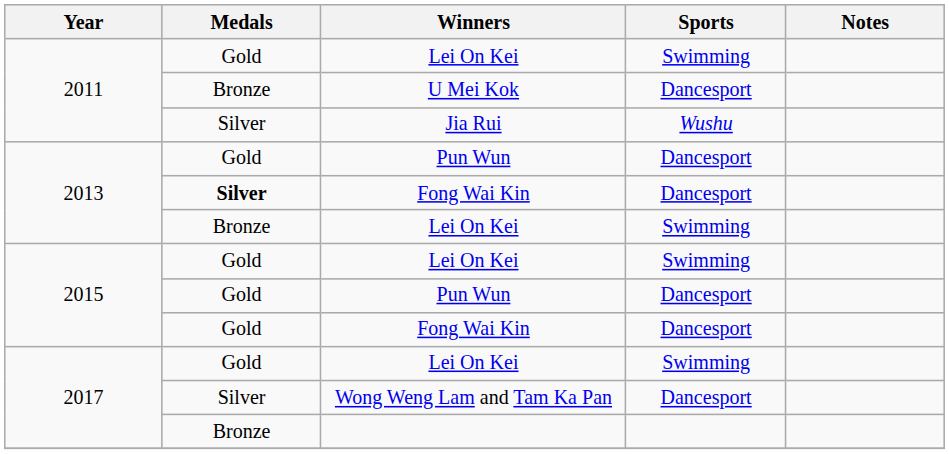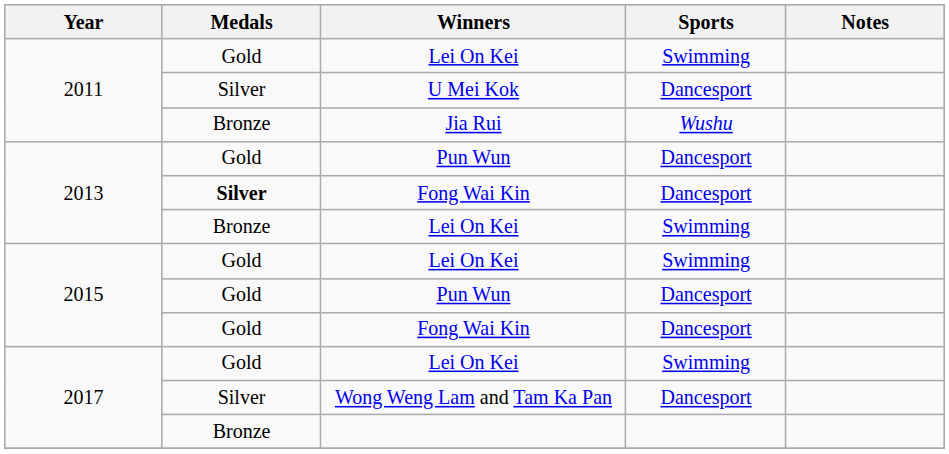(242, 89) Bronze -> (242, 89) Silver
(242, 124) Silver -> (242, 124) Bronze
